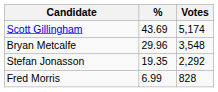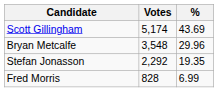columns swapped: (195, 12) <-> (158, 12)
